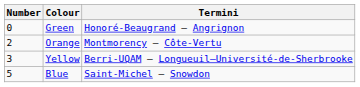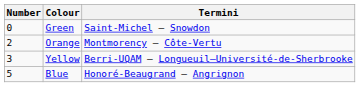(164, 28) Honoré-Beaugrand – Angrignon -> (147, 28) Saint-Michel – Snowdon
(147, 74) Saint-Michel – Snowdon -> (164, 74) Honoré-Beaugrand – Angrignon
